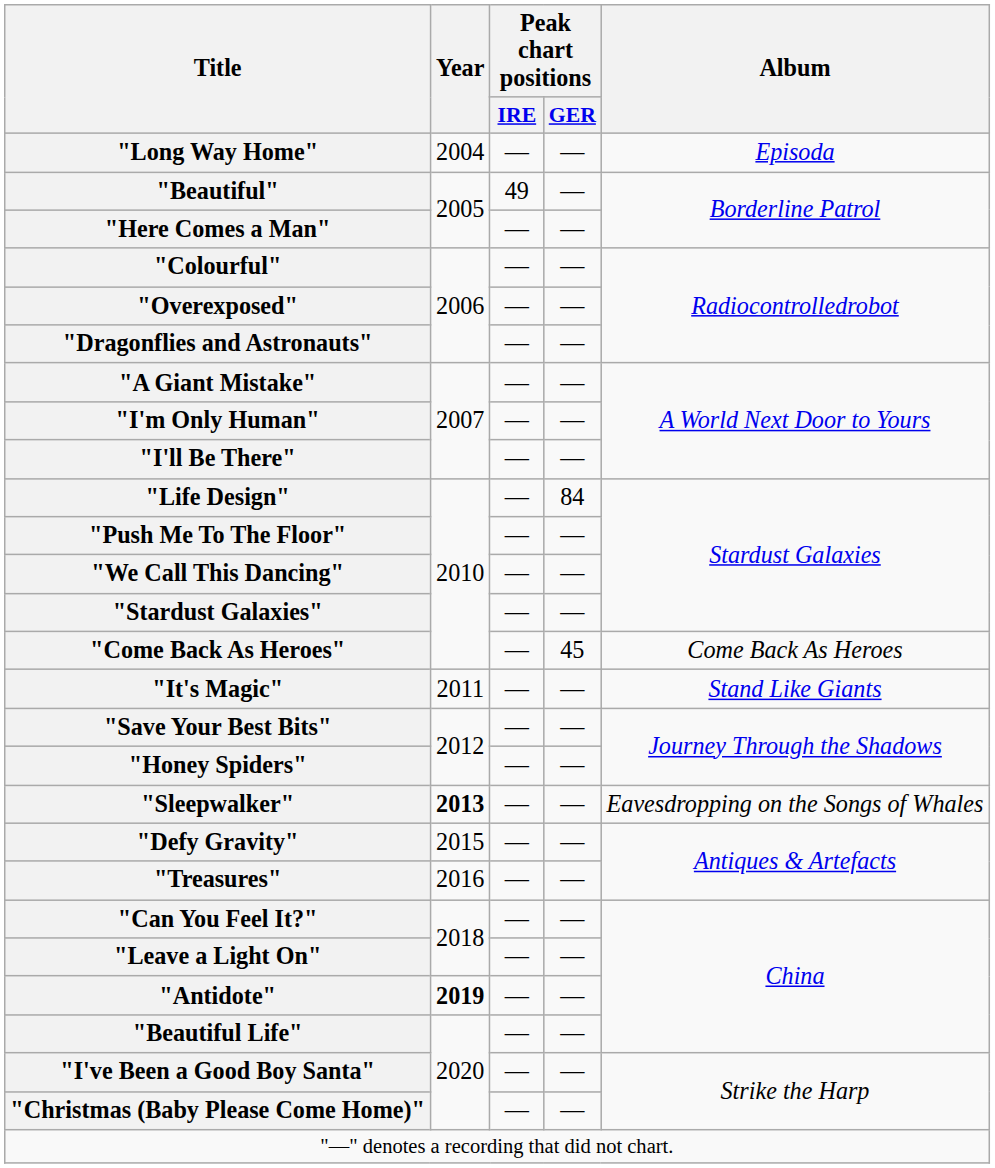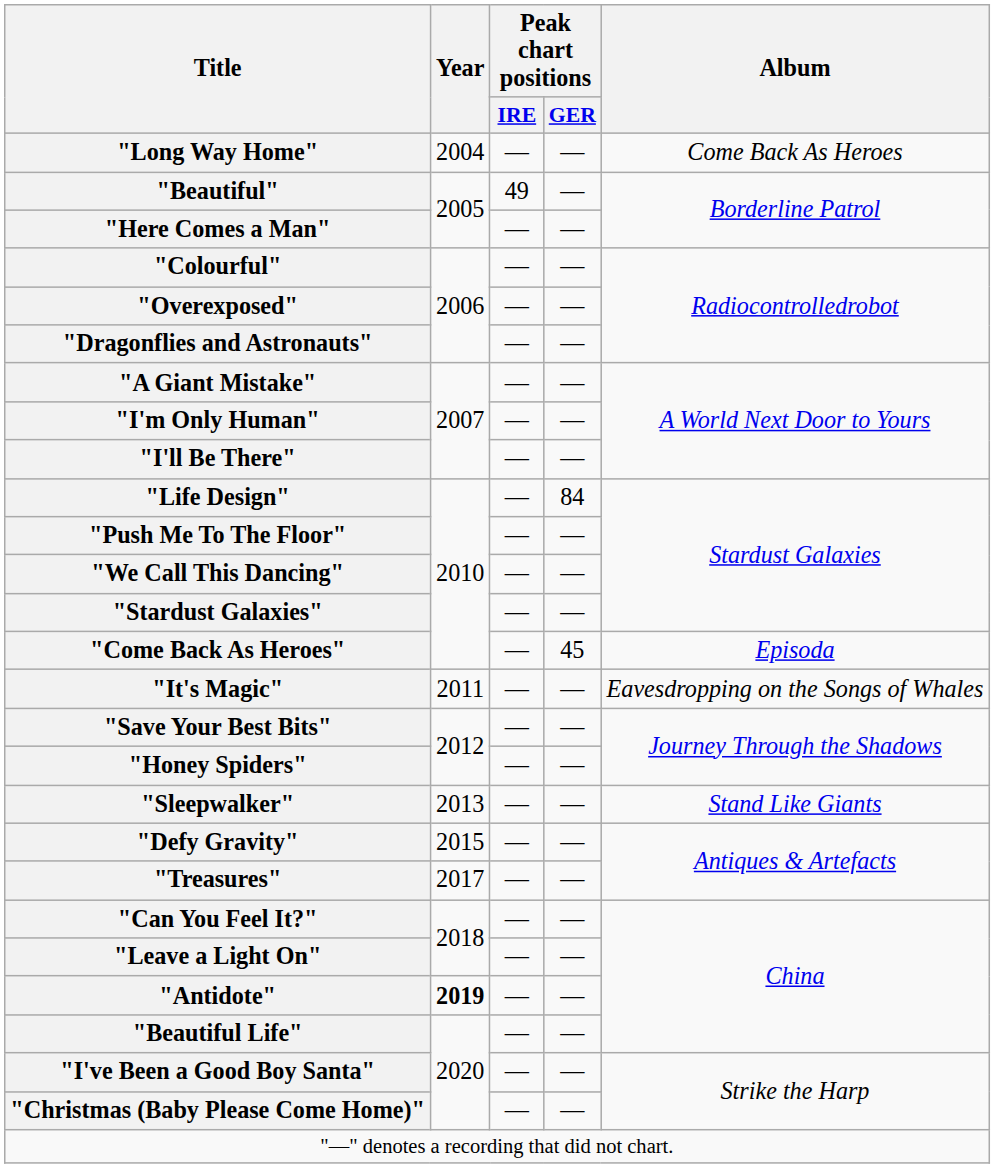(795, 152) Episoda -> (795, 152) Come Back As Heroes
(795, 650) Come Back As Heroes -> (795, 650) Episoda
(795, 688) Stand Like Giants -> (795, 688) Eavesdropping on the Songs of Whales
(460, 803) bold -> (460, 803) normal
(795, 803) Eavesdropping on the Songs of Whales -> (795, 803) Stand Like Giants
(460, 880) 2016 -> (460, 880) 2017
